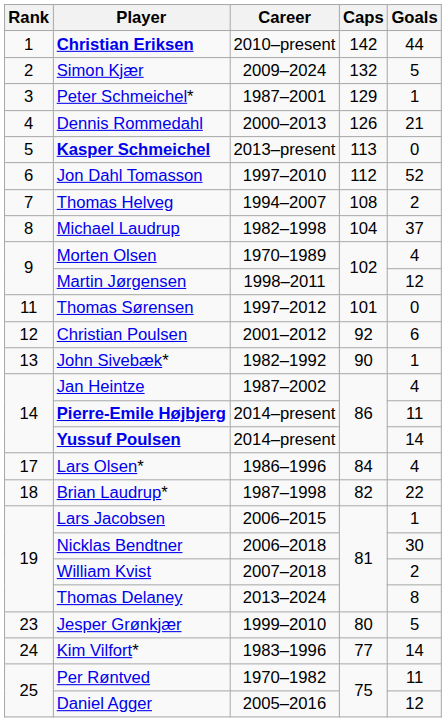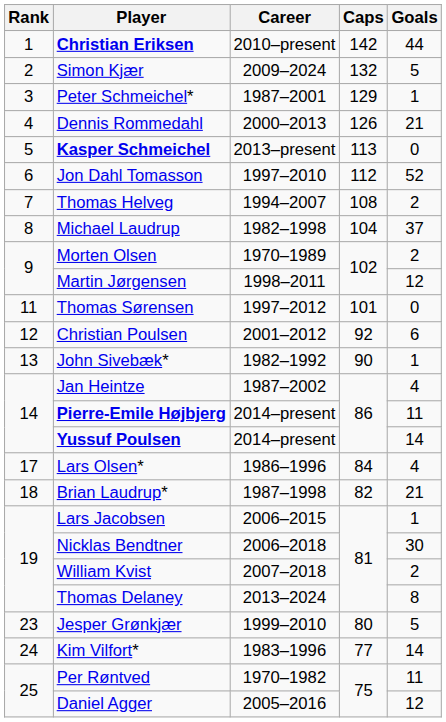(415, 255) 4 -> (415, 255) 2
(415, 492) 22 -> (415, 492) 21
